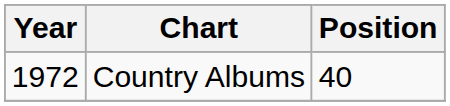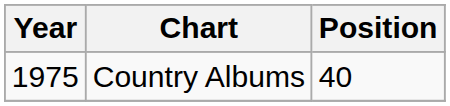(45, 76) 1972 -> (45, 76) 1975
